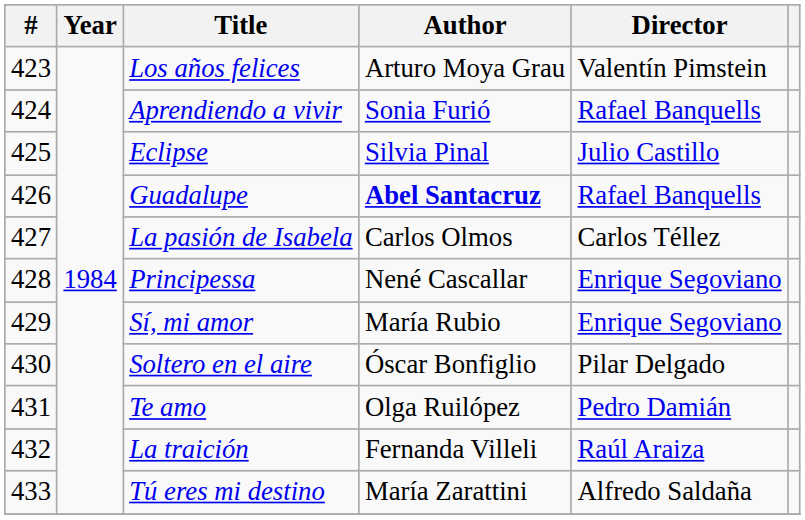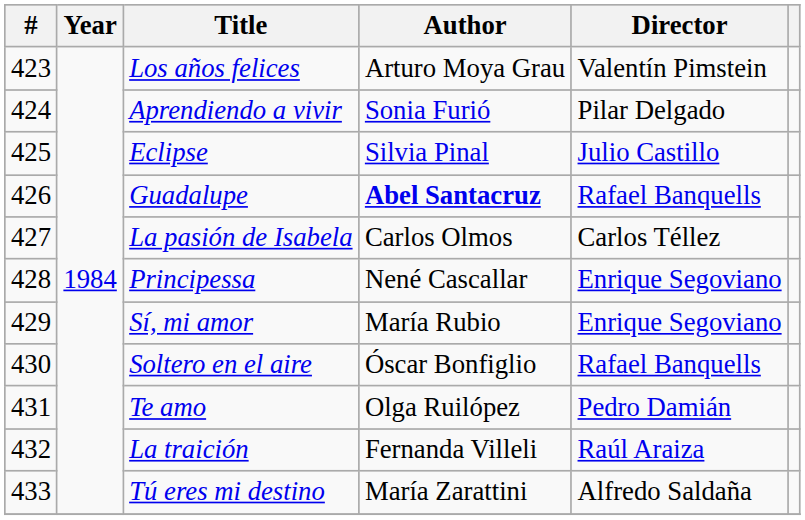(669, 110) Rafael Banquells -> (651, 110) Pilar Delgado
(651, 364) Pilar Delgado -> (669, 364) Rafael Banquells
